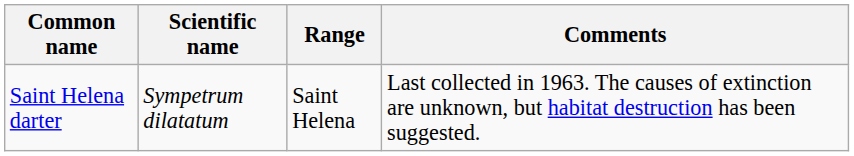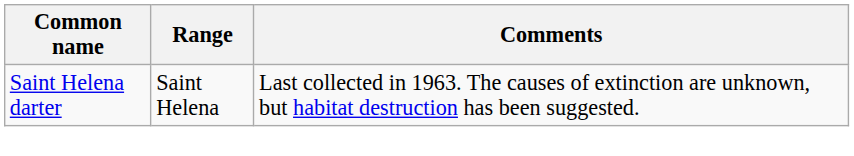- column: (213, 34)
